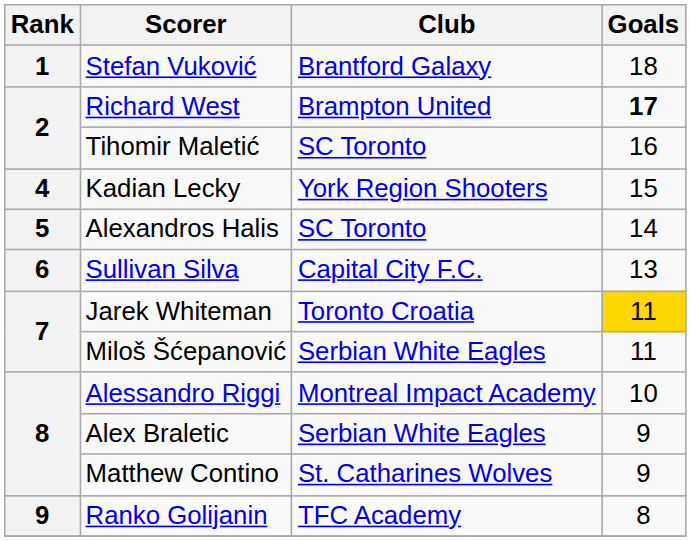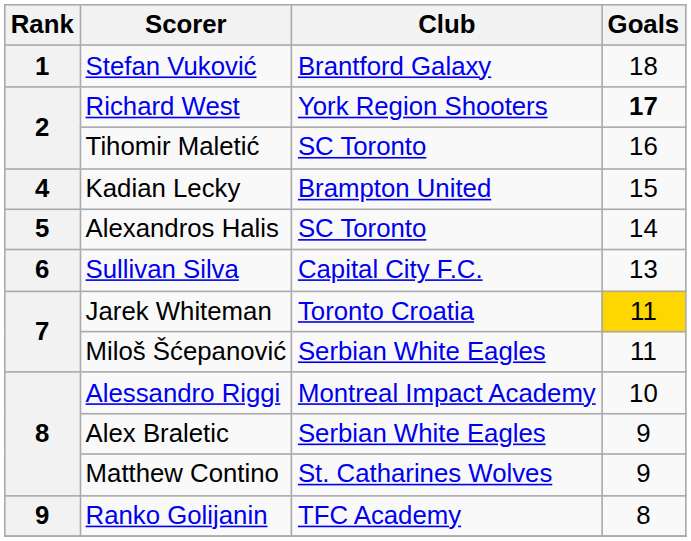(395, 106) Brampton United -> (423, 106) York Region Shooters
(423, 188) York Region Shooters -> (395, 188) Brampton United
